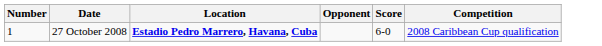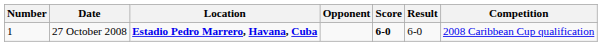+ column: (422, 13)
(383, 31) normal -> (383, 31) bold
